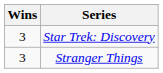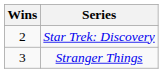(22, 36) 3 -> (22, 36) 2
